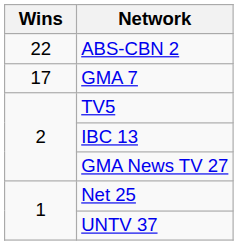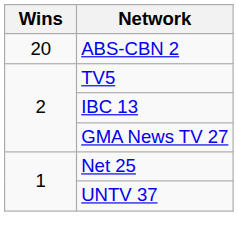(41, 48) 22 -> (41, 48) 20
- row: (110, 78)
